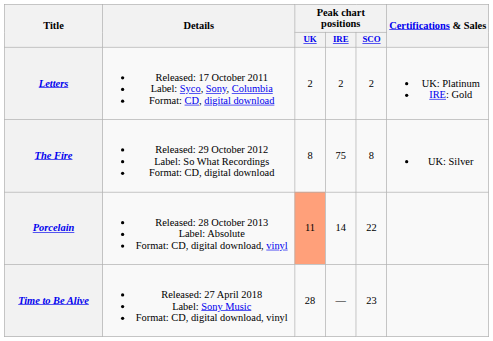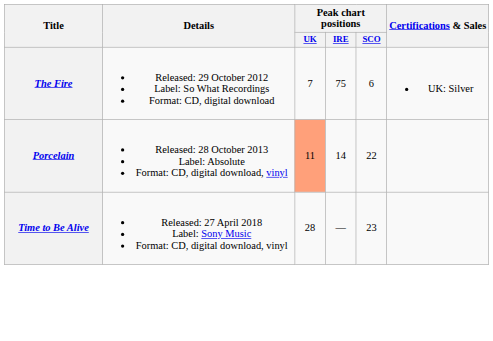- row: (54, 83)
(310, 155) 8 -> (310, 83) 7
(371, 155) 8 -> (371, 83) 6
